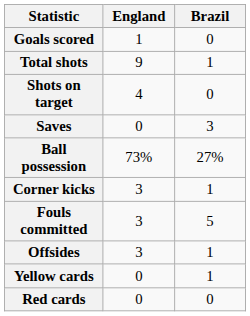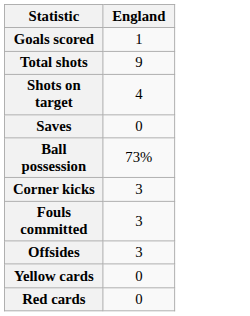- column: (210, 16)
